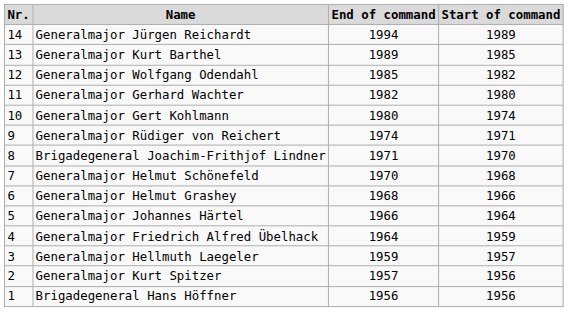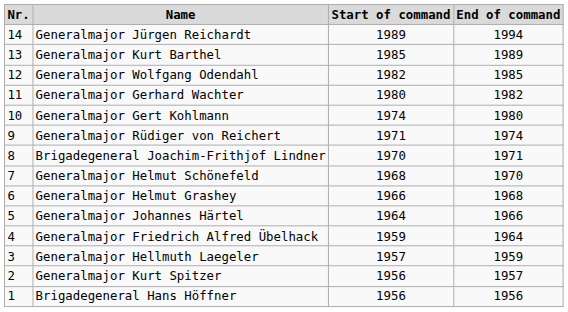columns swapped: (501, 15) <-> (384, 15)
